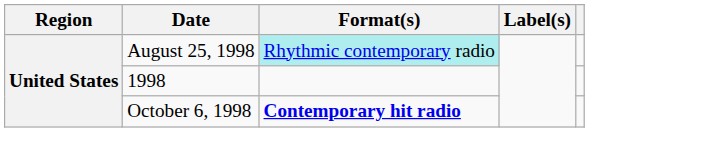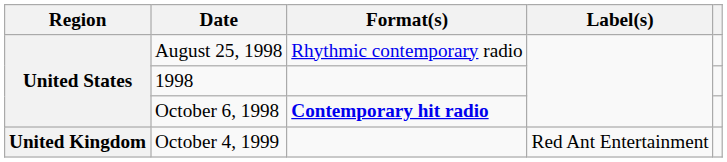(379, 50) paleturquoise background -> (407, 50) no background
+ row: (217, 141)
